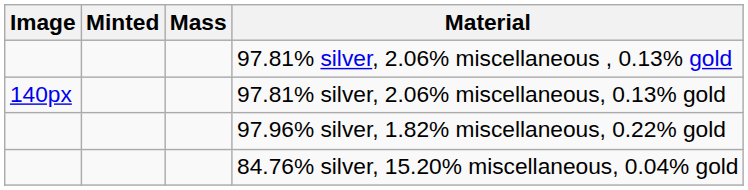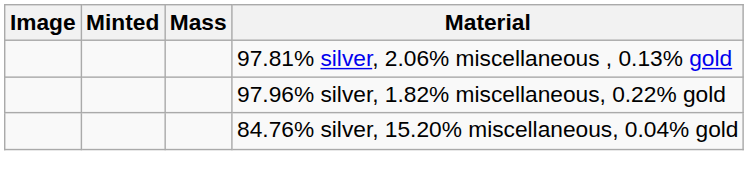- row: (481, 94)
